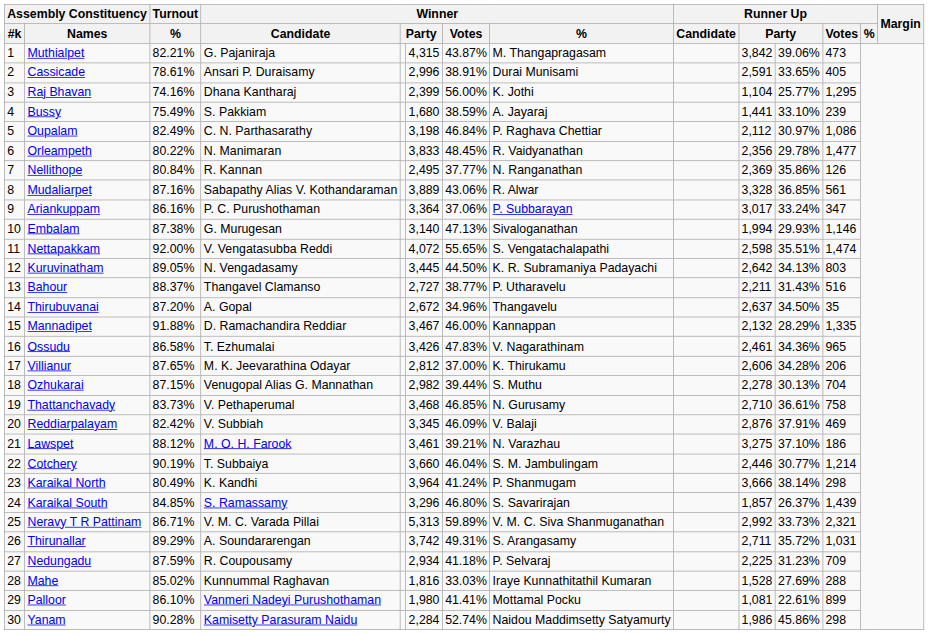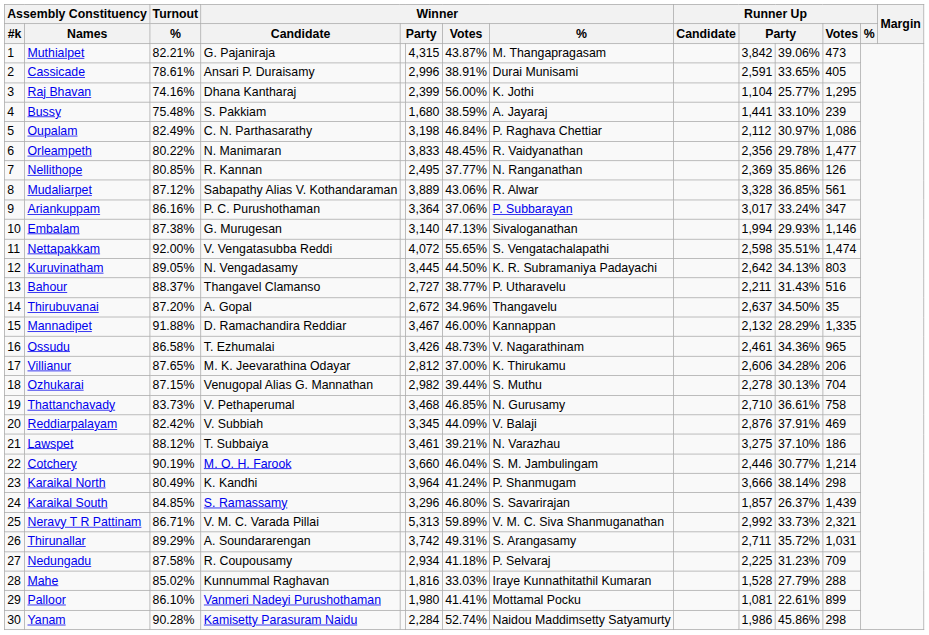(173, 111) 75.49% -> (173, 111) 75.48%
(173, 170) 80.84% -> (173, 170) 80.85%
(173, 190) 87.16% -> (173, 190) 87.12%
(466, 346) 47.83% -> (466, 346) 48.73%
(466, 424) 46.09% -> (466, 424) 44.09%
(248, 444) M. O. H. Farook -> (236, 444) T. Subbaiya
(236, 463) T. Subbaiya -> (248, 463) M. O. H. Farook
(173, 561) 87.59% -> (173, 561) 87.58%
(799, 580) 27.69% -> (799, 580) 27.79%
